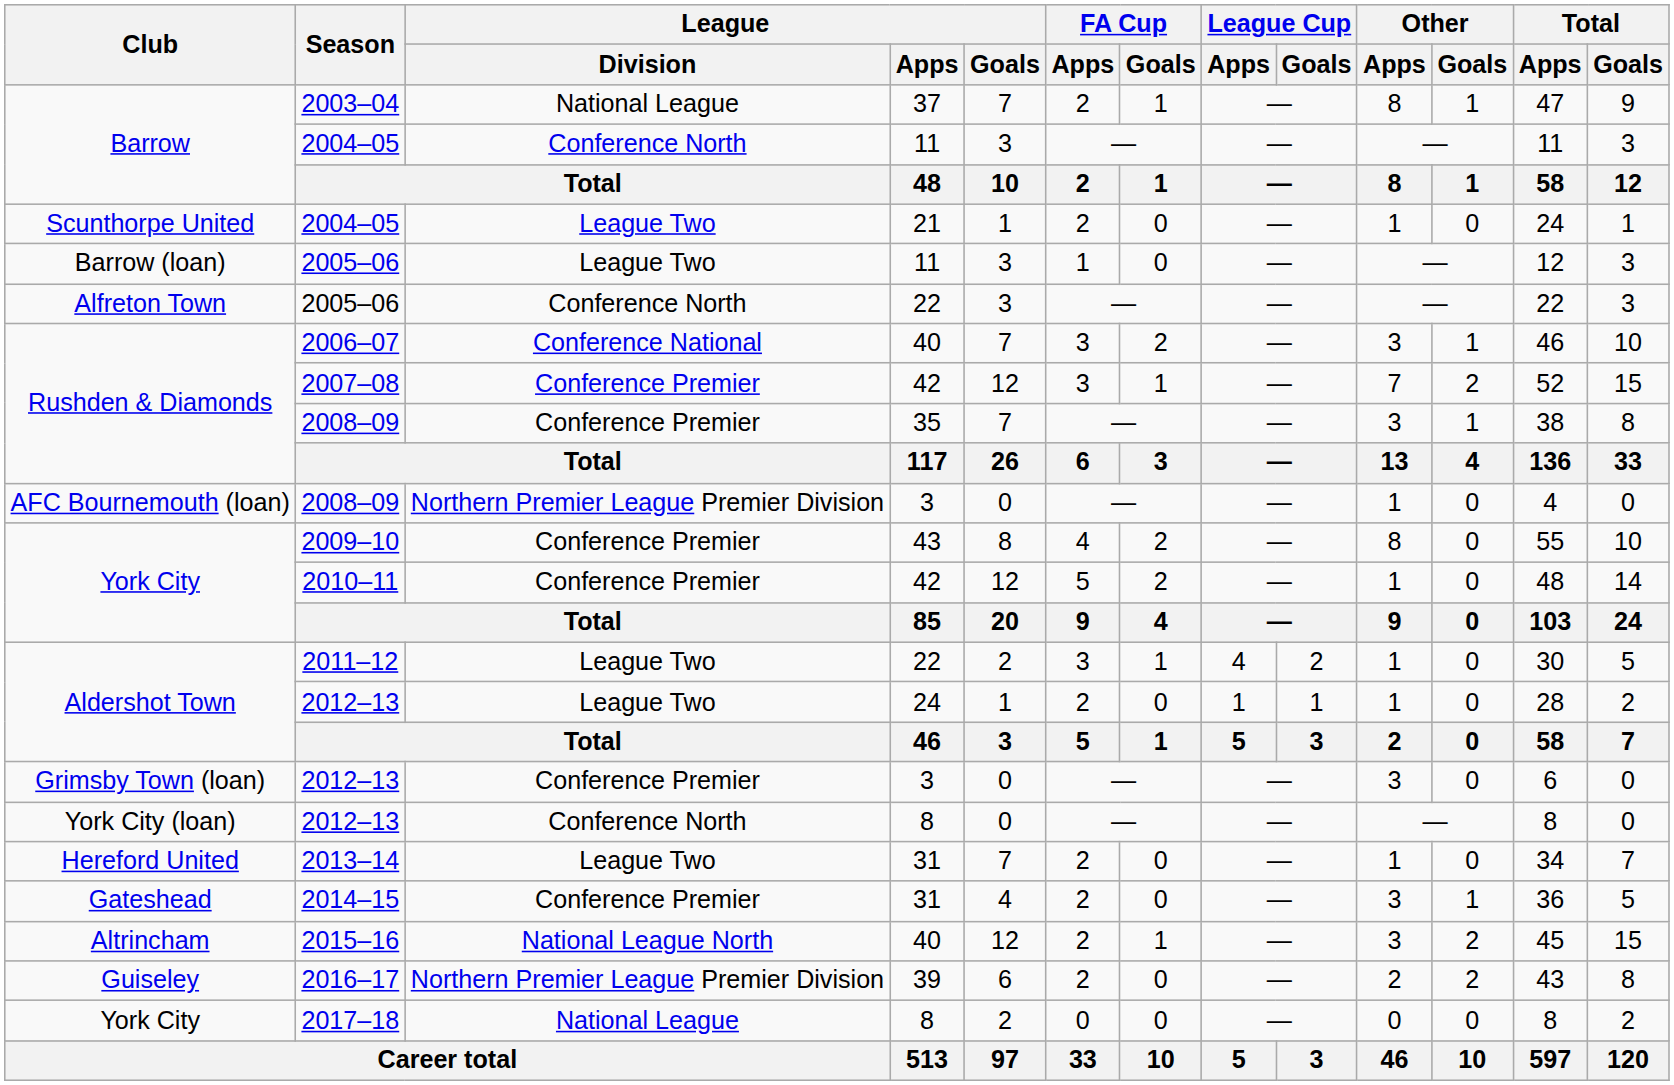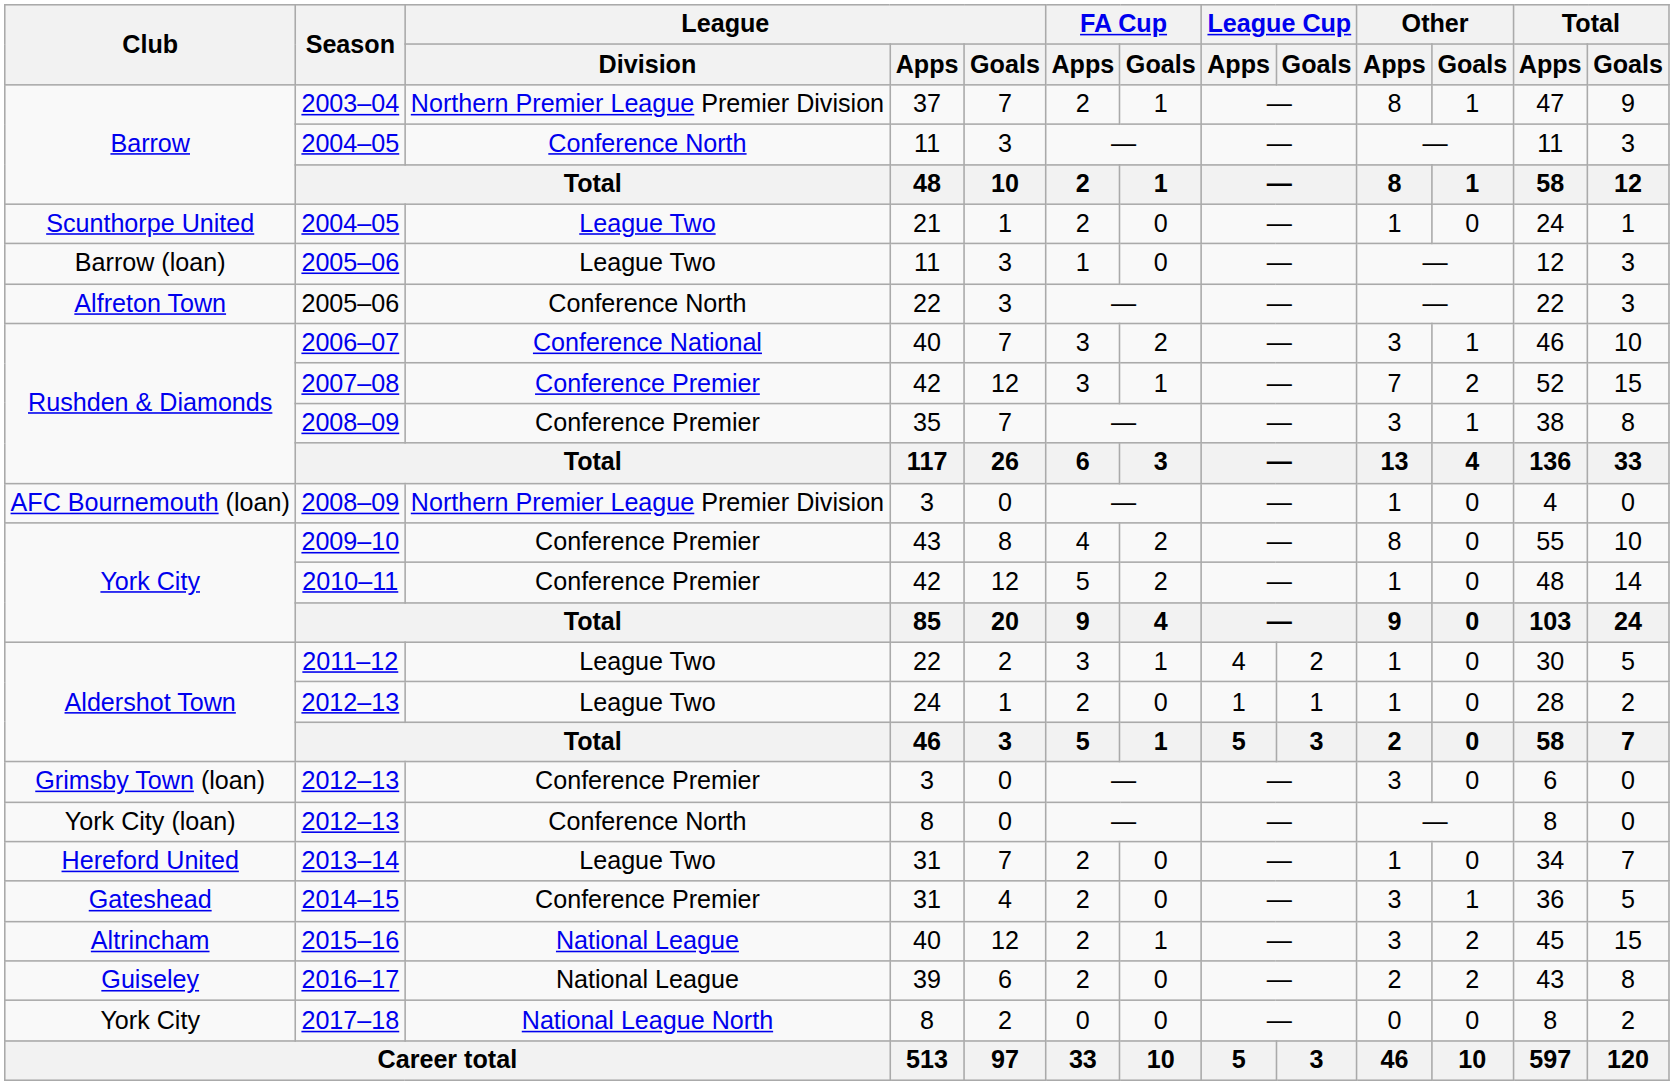(647, 104) National League -> (647, 104) Northern Premier League Premier Division
(647, 940) National League North -> (647, 940) National League
(647, 980) Northern Premier League Premier Division -> (647, 980) National League
(647, 1020) National League -> (647, 1020) National League North
